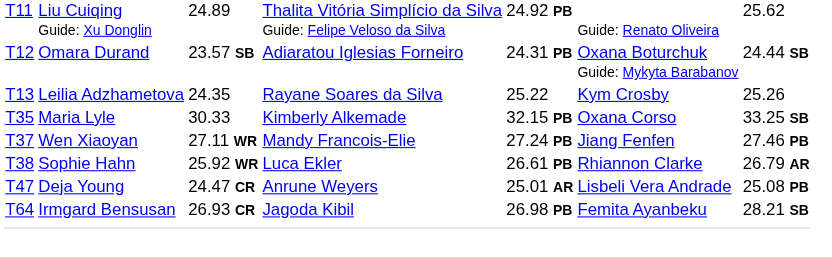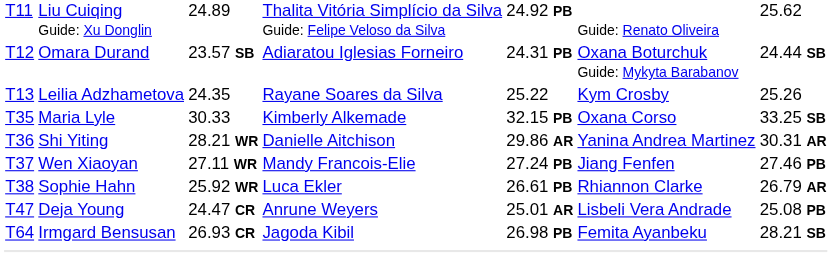+ row: (73, 140)
